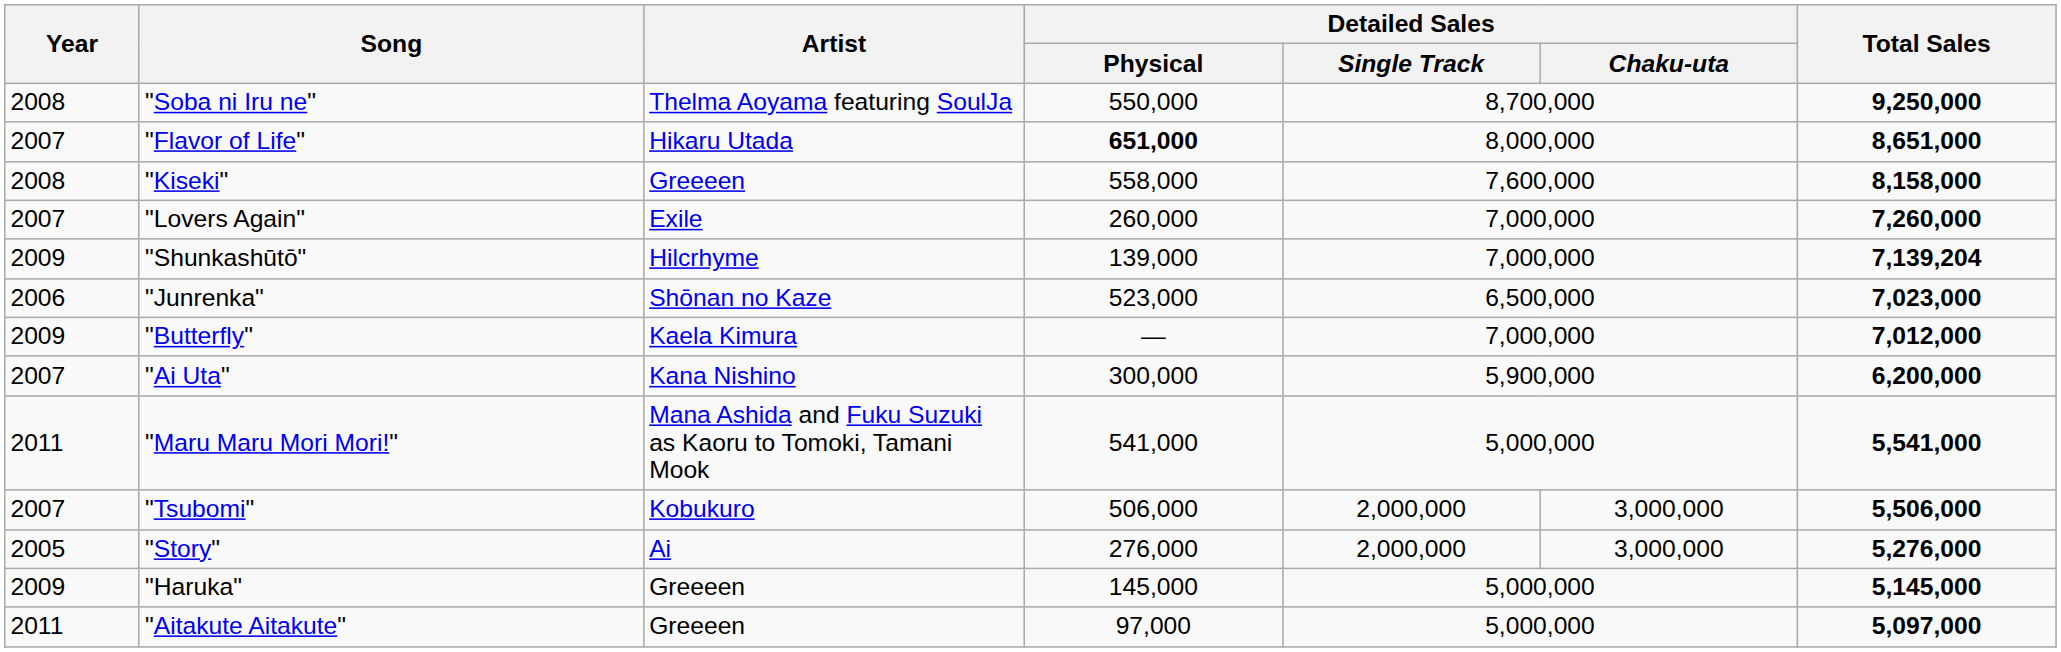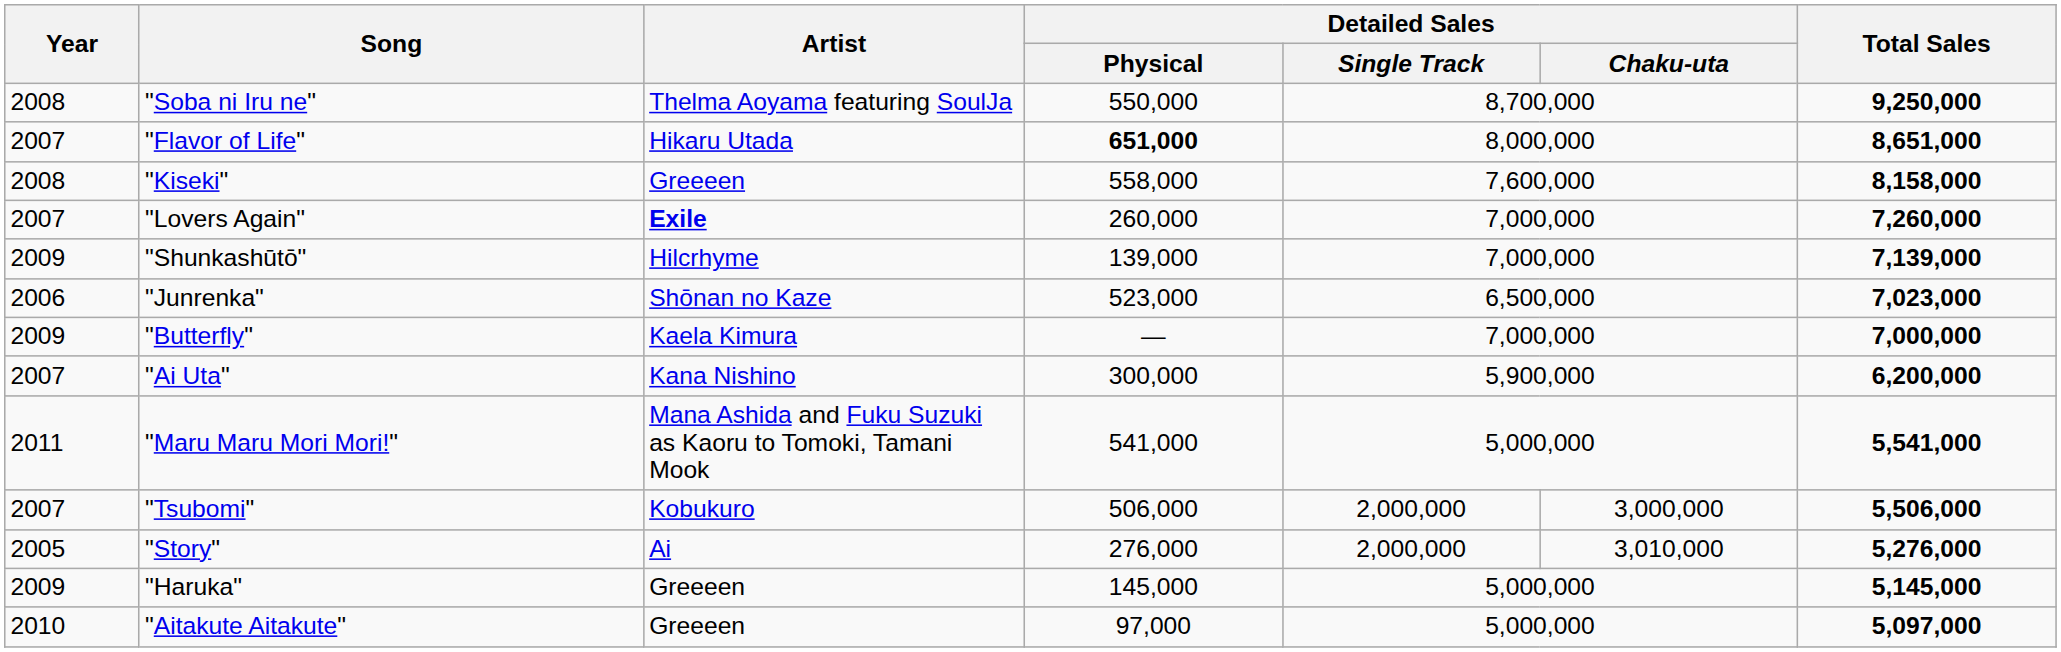(676, 219) normal -> (678, 219) bold
(1927, 258) 7,139,204 -> (1927, 258) 7,139,000
(1927, 336) 7,012,000 -> (1927, 336) 7,000,000
(1669, 548) 3,000,000 -> (1669, 548) 3,010,000
(37, 626) 2011 -> (38, 626) 2010
